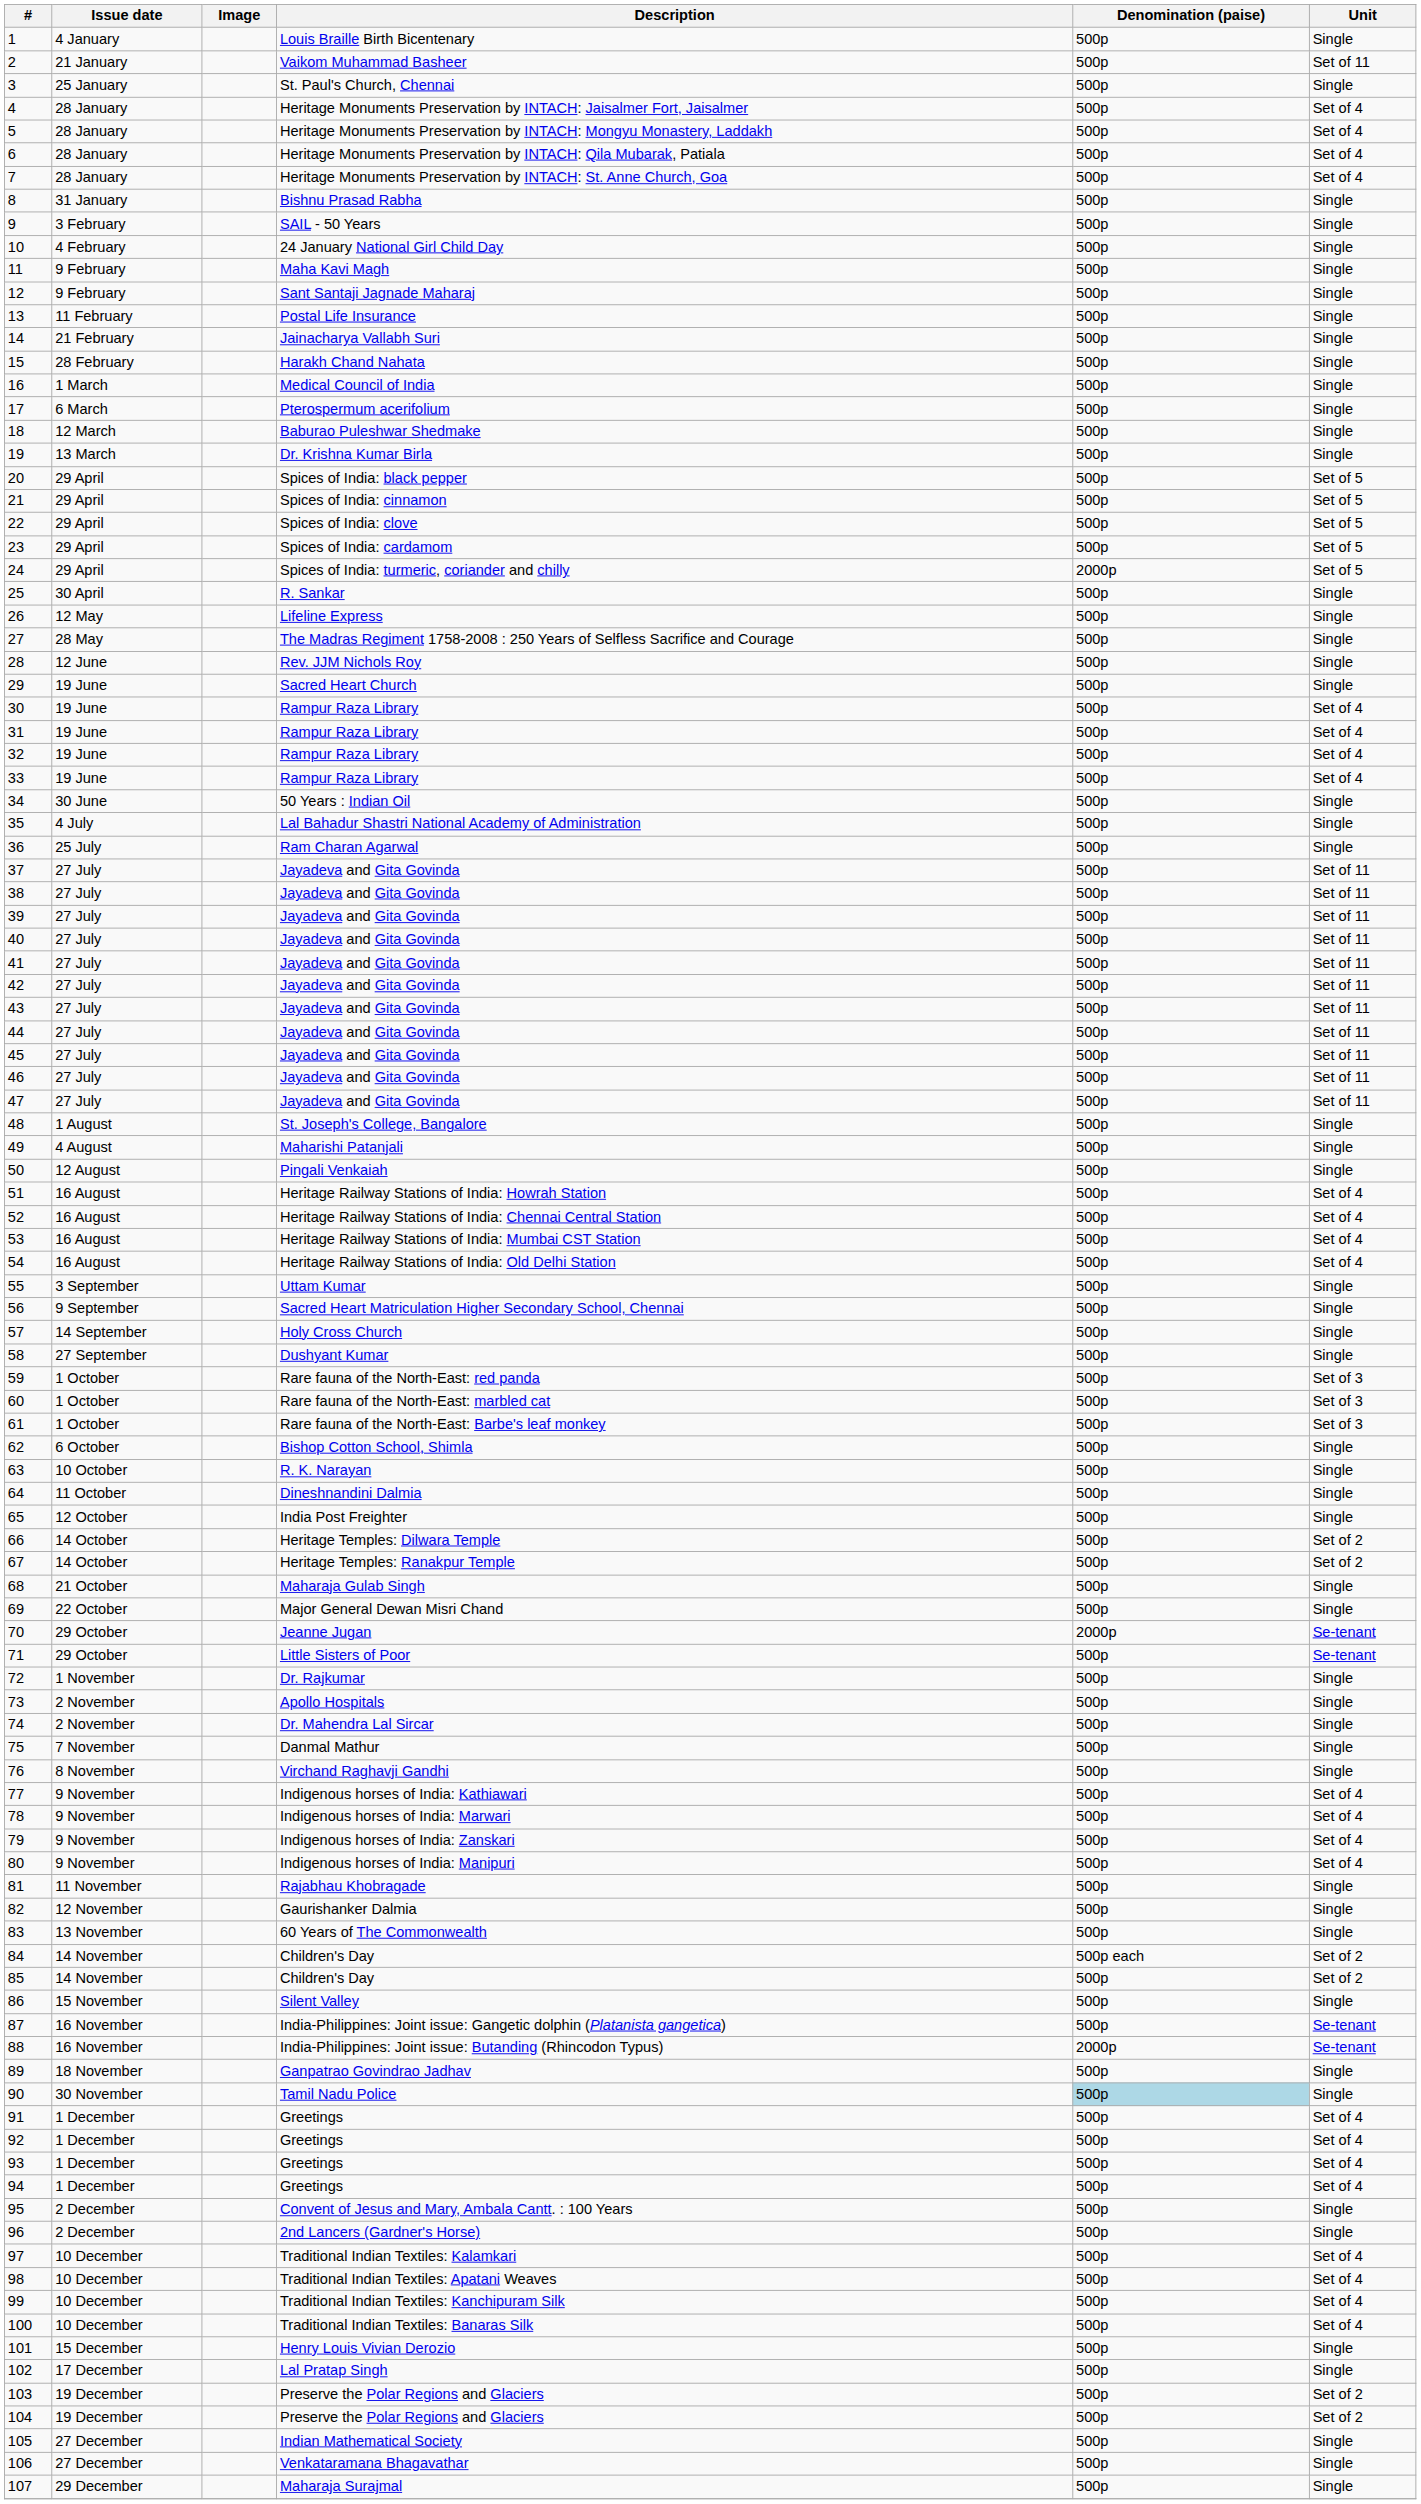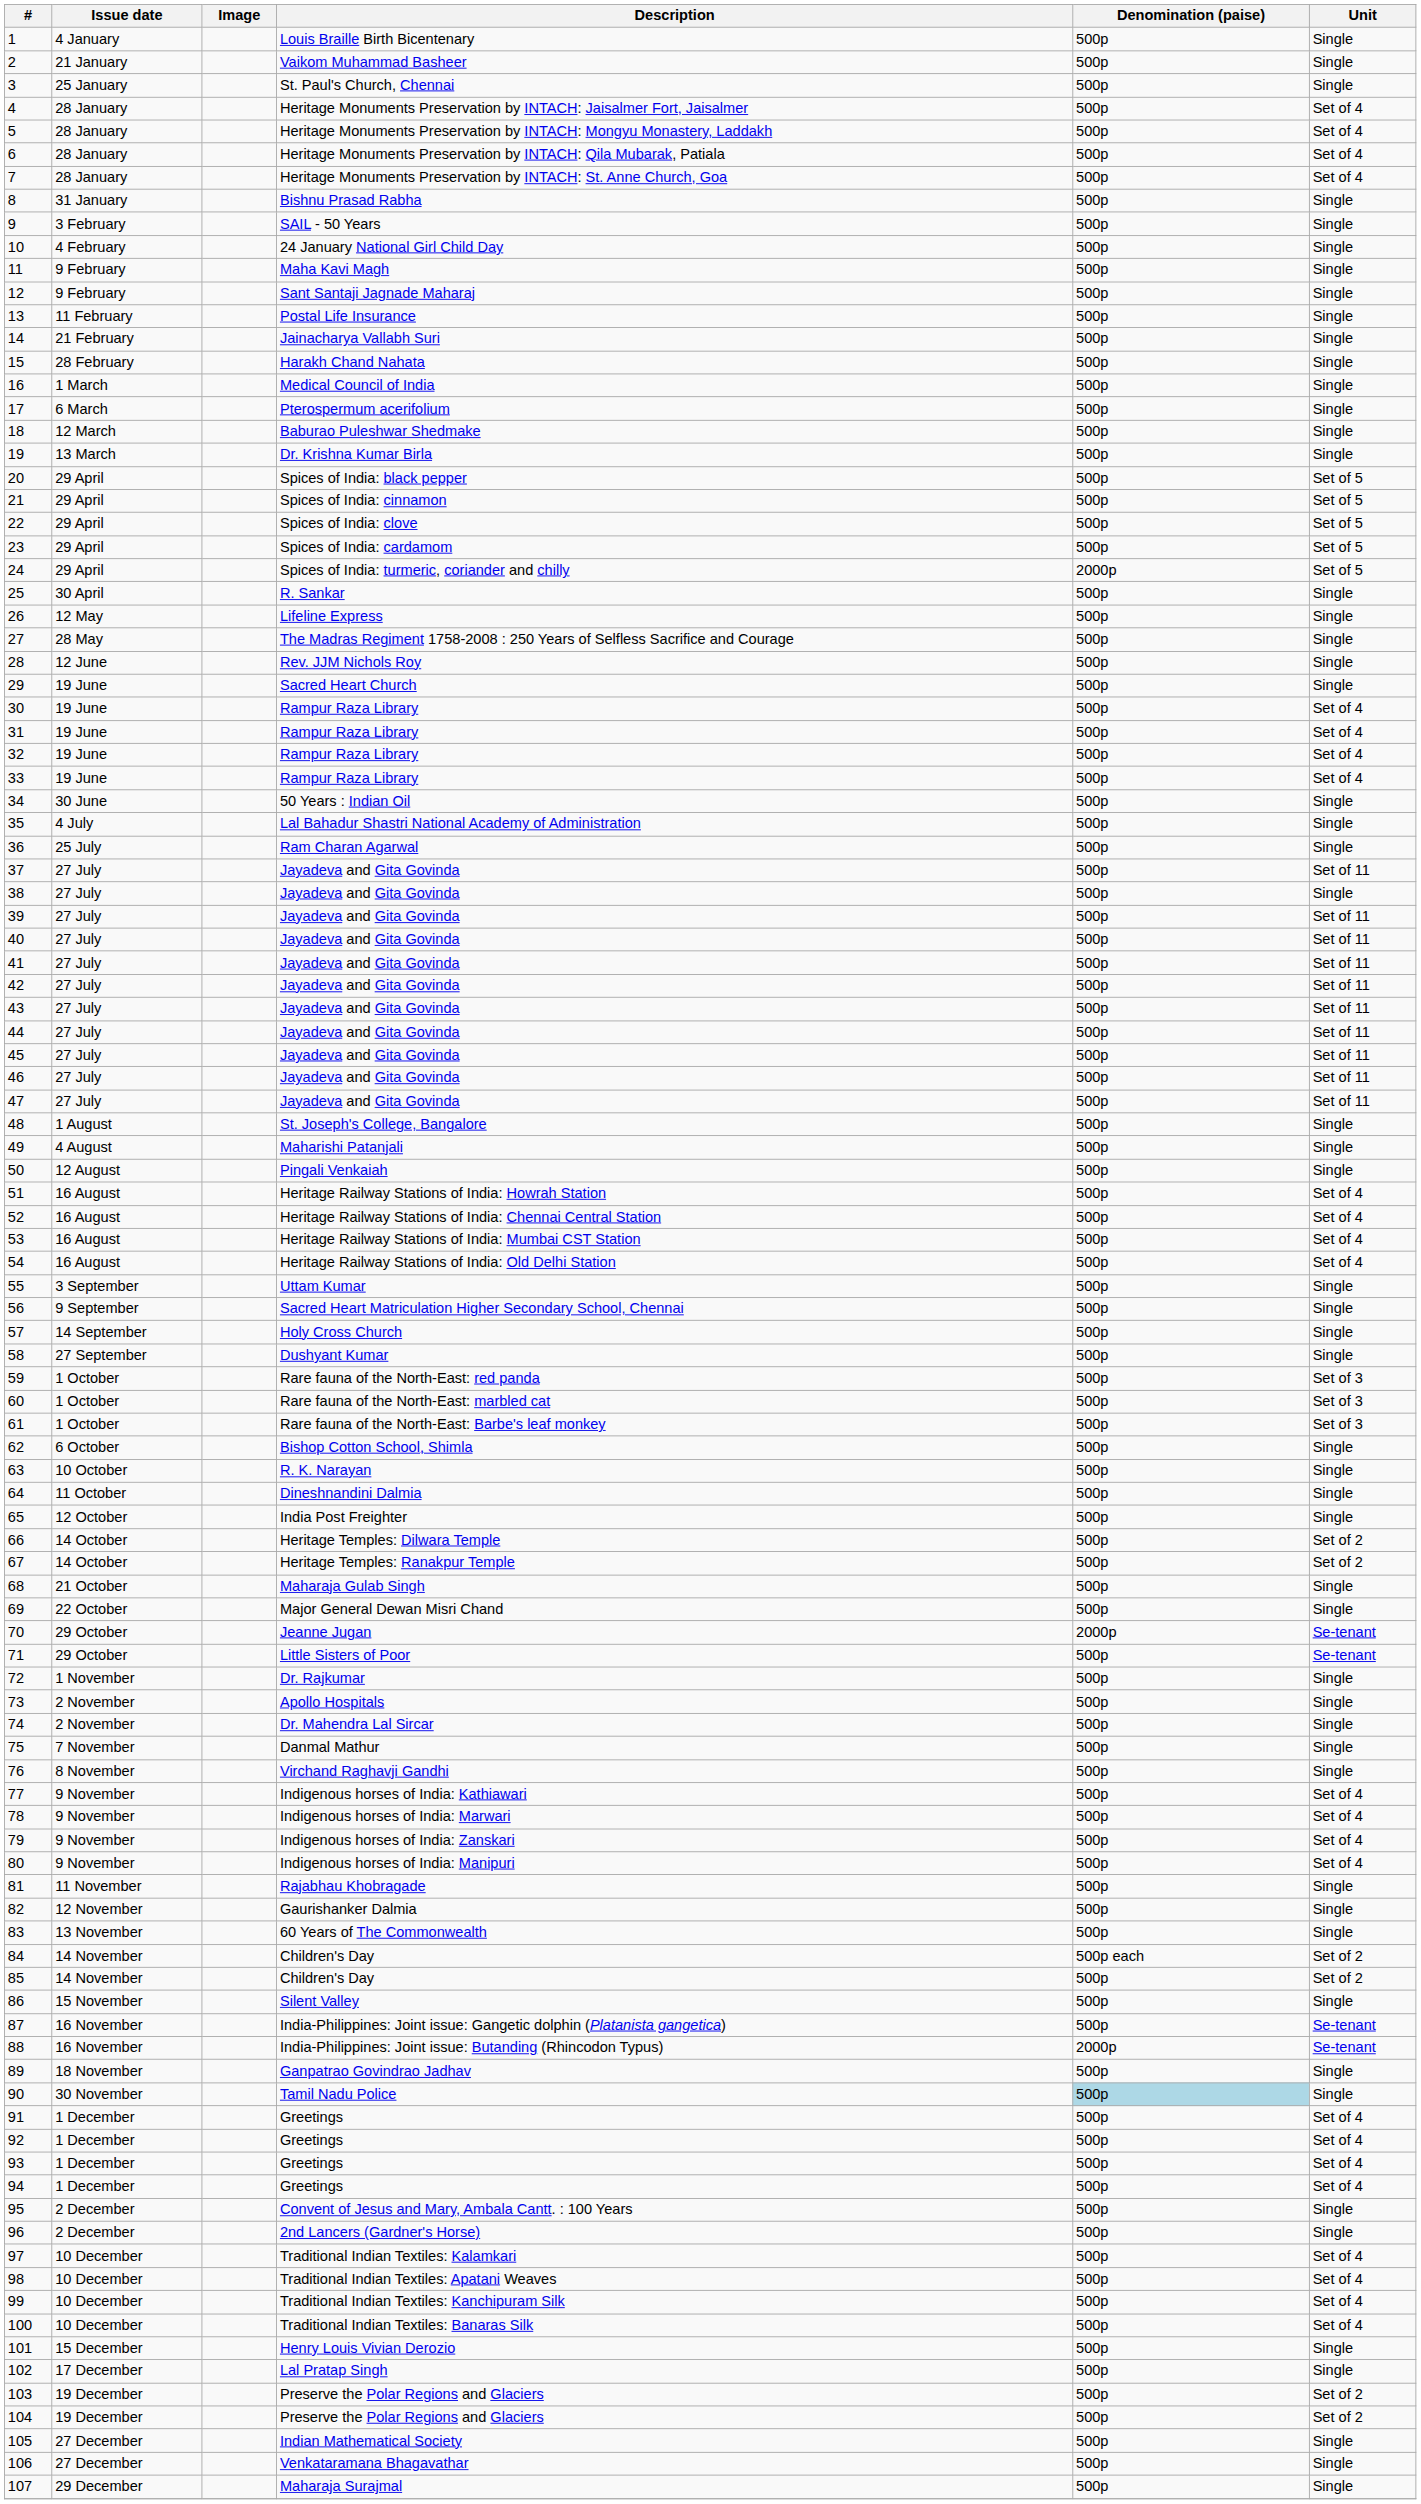(1341, 62) Set of 11 -> (1333, 62) Single
(1341, 893) Set of 11 -> (1333, 893) Single
